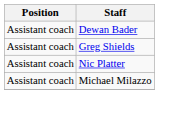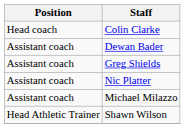+ row: (132, 30)
+ row: (136, 115)
